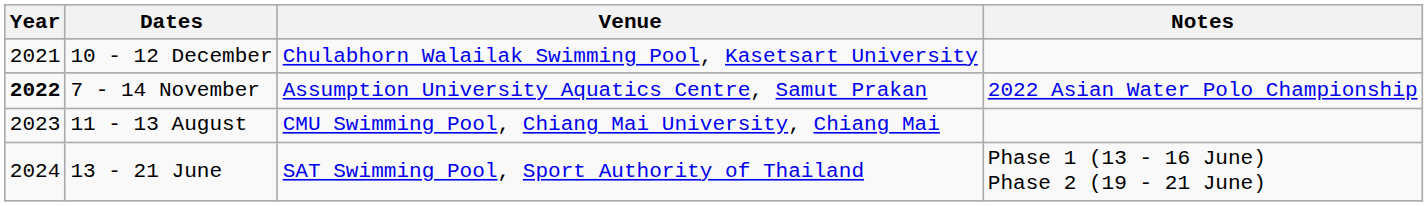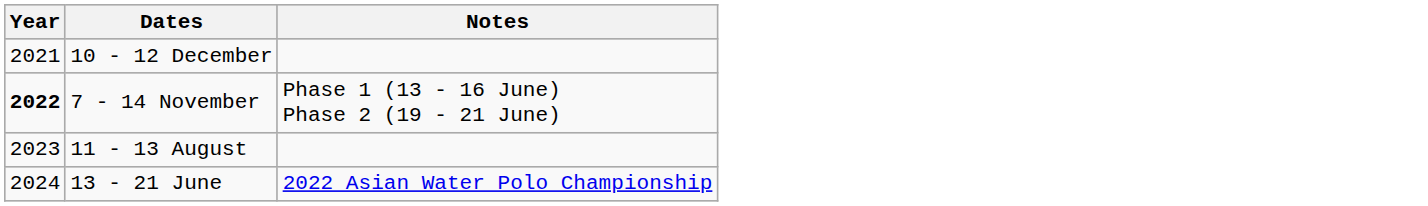- column: (630, 22)
(1203, 91) 2022 Asian Water Polo Championship -> (422, 103) Phase 1 (13 - 16 June) Phase 2 (19 - 21 June)
(1127, 171) Phase 1 (13 - 16 June) Phase 2 (19 - 21 June) -> (498, 184) 2022 Asian Water Polo Championship
